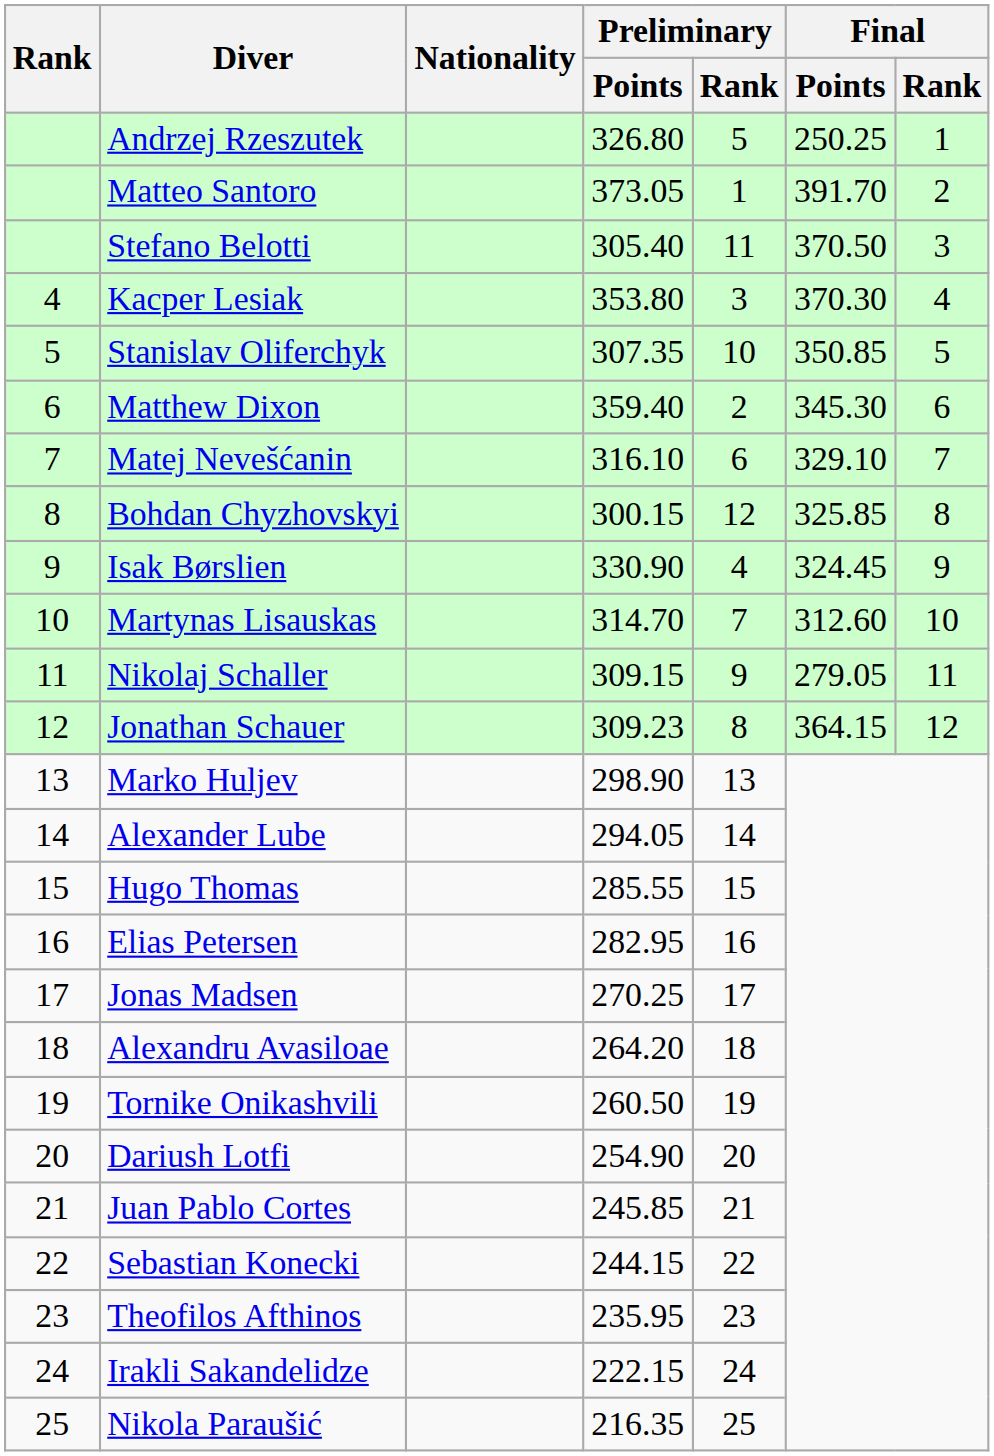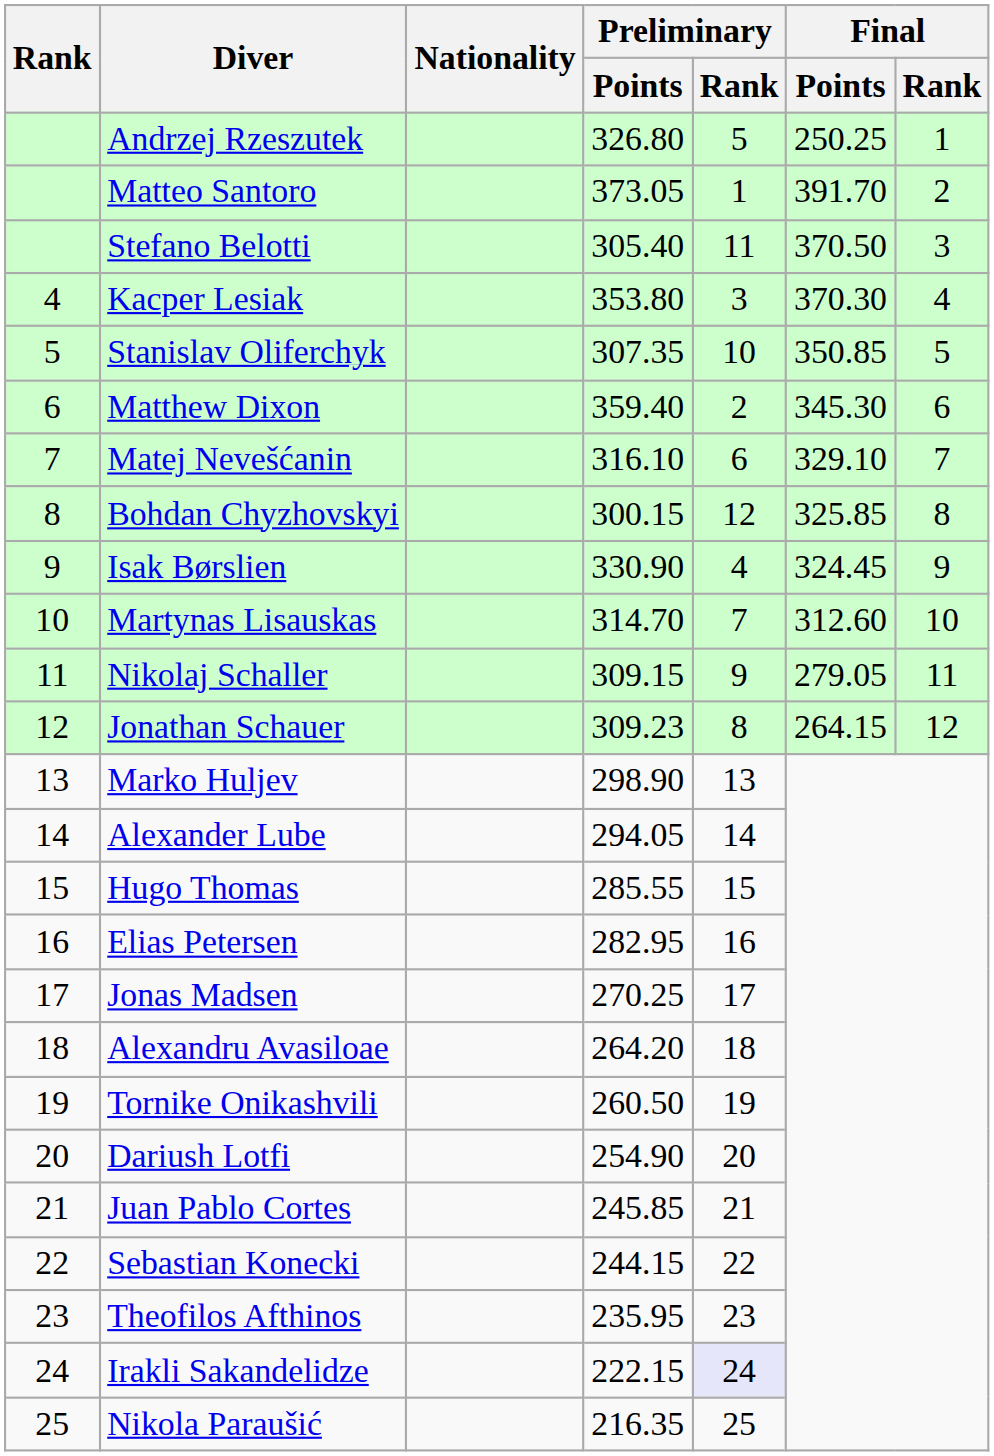(841, 727) 364.15 -> (841, 727) 264.15
(739, 1369) no background -> (739, 1369) lavender background
